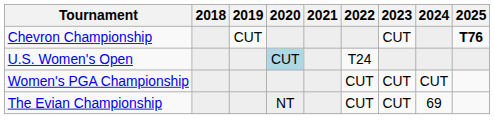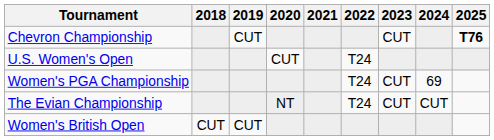(285, 59) lightblue background -> (285, 59) no background
(360, 81) CUT -> (360, 81) T24
(434, 81) CUT -> (434, 81) 69
(360, 103) CUT -> (360, 103) T24
(434, 103) 69 -> (434, 103) CUT
+ row: (76, 125)
